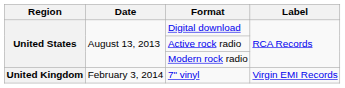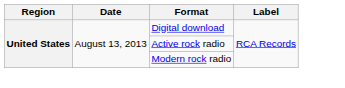- row: (184, 75)
